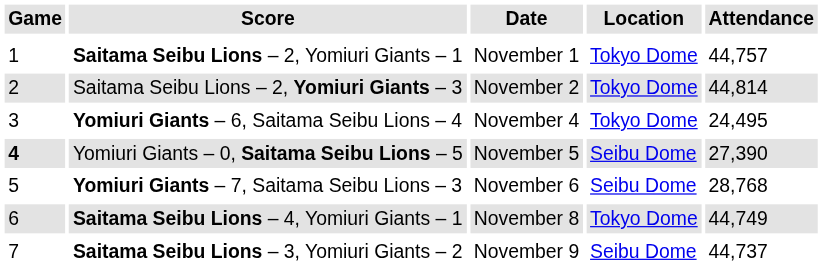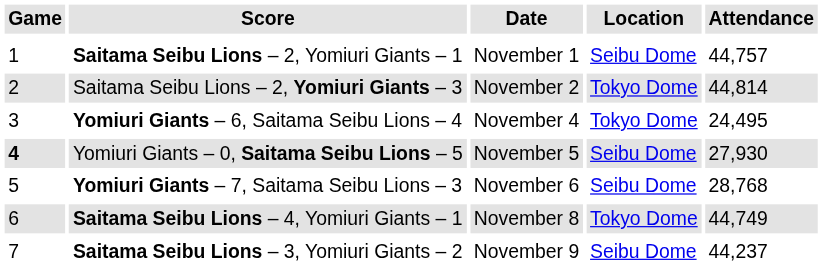(644, 55) Tokyo Dome -> (643, 55) Seibu Dome
(738, 153) 27,390 -> (738, 153) 27,930
(738, 251) 44,737 -> (738, 251) 44,237
